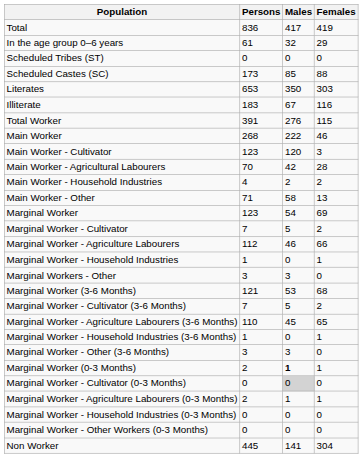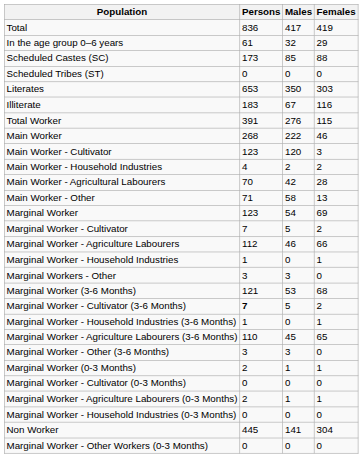rows swapped: (58, 74) <-> (55, 58)
rows swapped: (86, 167) <-> (84, 182)
(245, 306) normal -> (245, 306) bold
rows swapped: (122, 321) <-> (121, 337)
(288, 368) bold -> (288, 368) normal
(288, 383) lightgrey background -> (288, 383) no background
rows swapped: (107, 430) <-> (32, 445)
